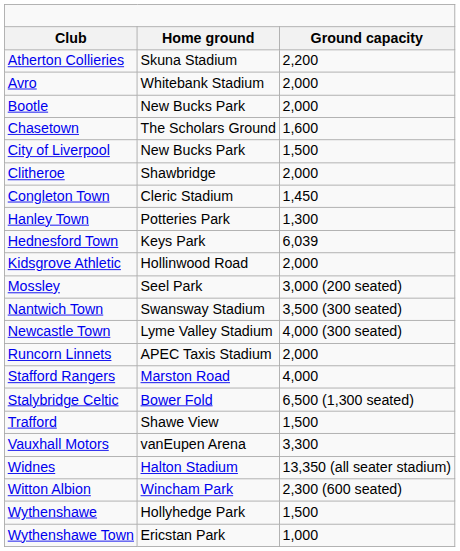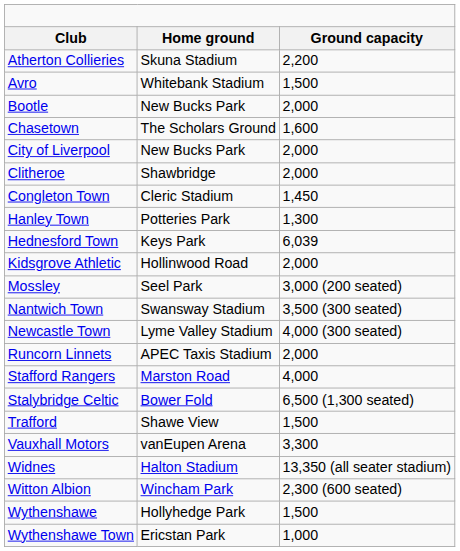(300, 83) 2,000 -> (300, 83) 1,500
(300, 151) 1,500 -> (300, 151) 2,000
